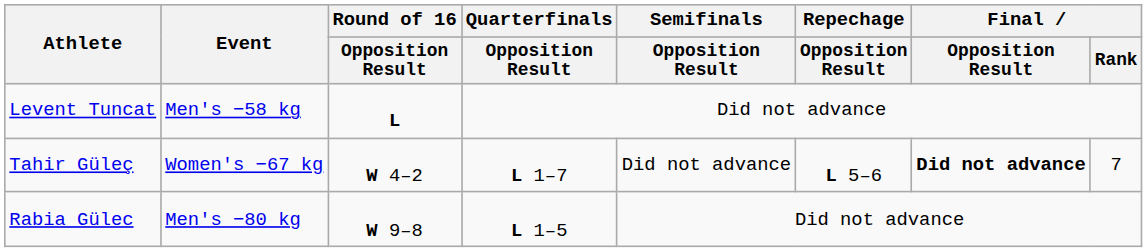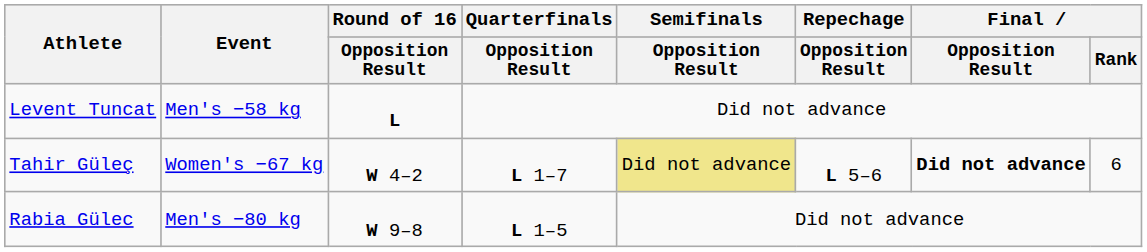(706, 165) no background -> (706, 165) khaki background
(1116, 165) 7 -> (1116, 165) 6
